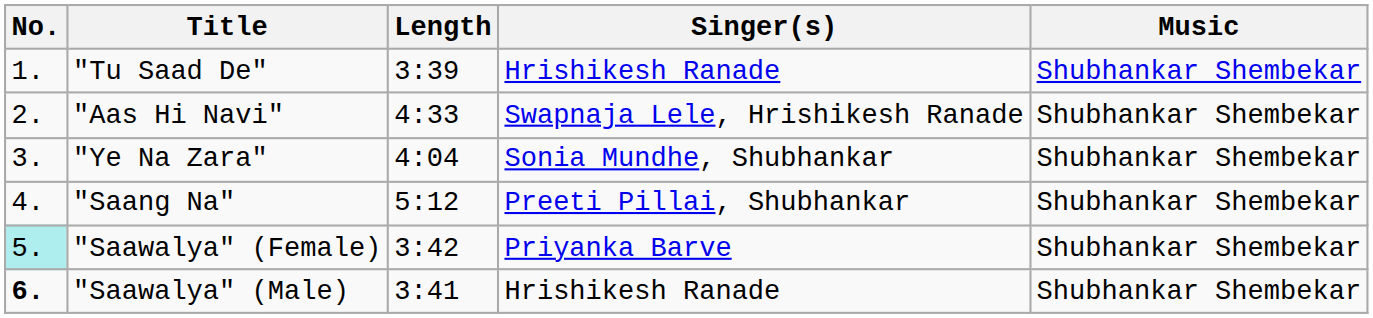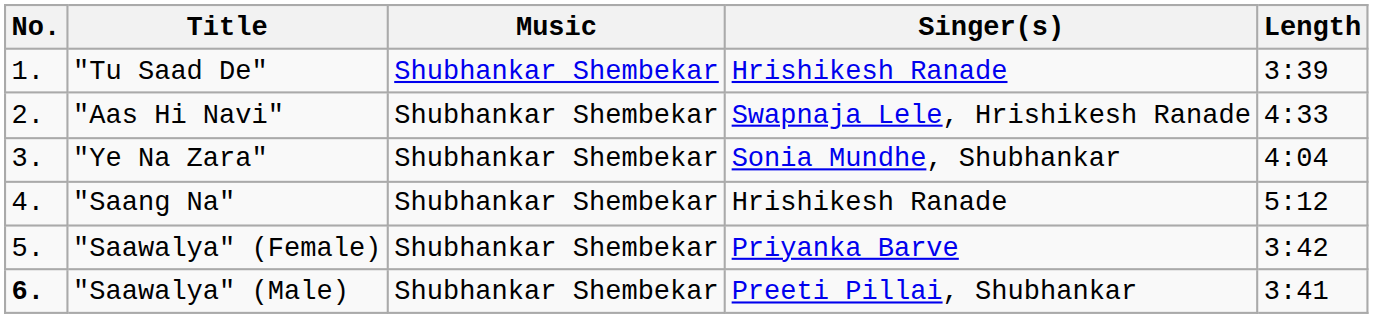columns swapped: (1199, 27) <-> (443, 27)
(707, 203) Preeti Pillai, Shubhankar -> (870, 203) Hrishikesh Ranade
(28, 247) paleturquoise background -> (28, 247) no background
(642, 291) Hrishikesh Ranade -> (934, 291) Preeti Pillai, Shubhankar
